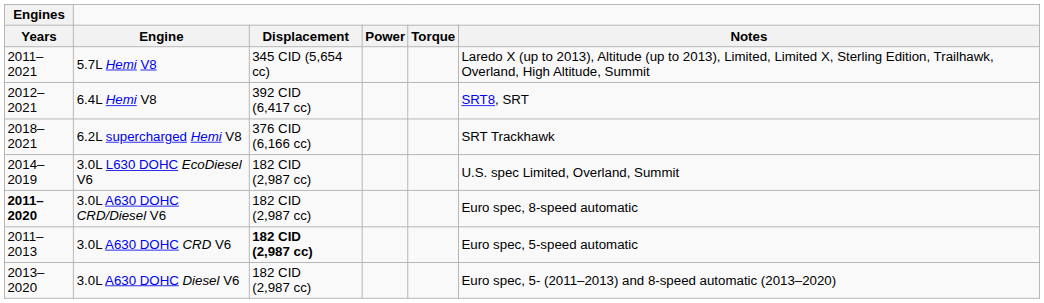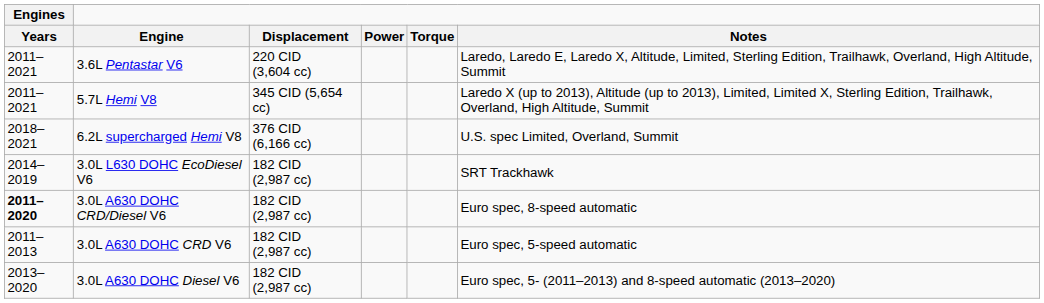+ row: (130, 64)
- row: (117, 100)
(508, 136) SRT Trackhawk -> (569, 136) U.S. spec Limited, Overland, Summit
(570, 172) U.S. spec Limited, Overland, Summit -> (507, 172) SRT Trackhawk
(282, 244) bold -> (282, 244) normal
